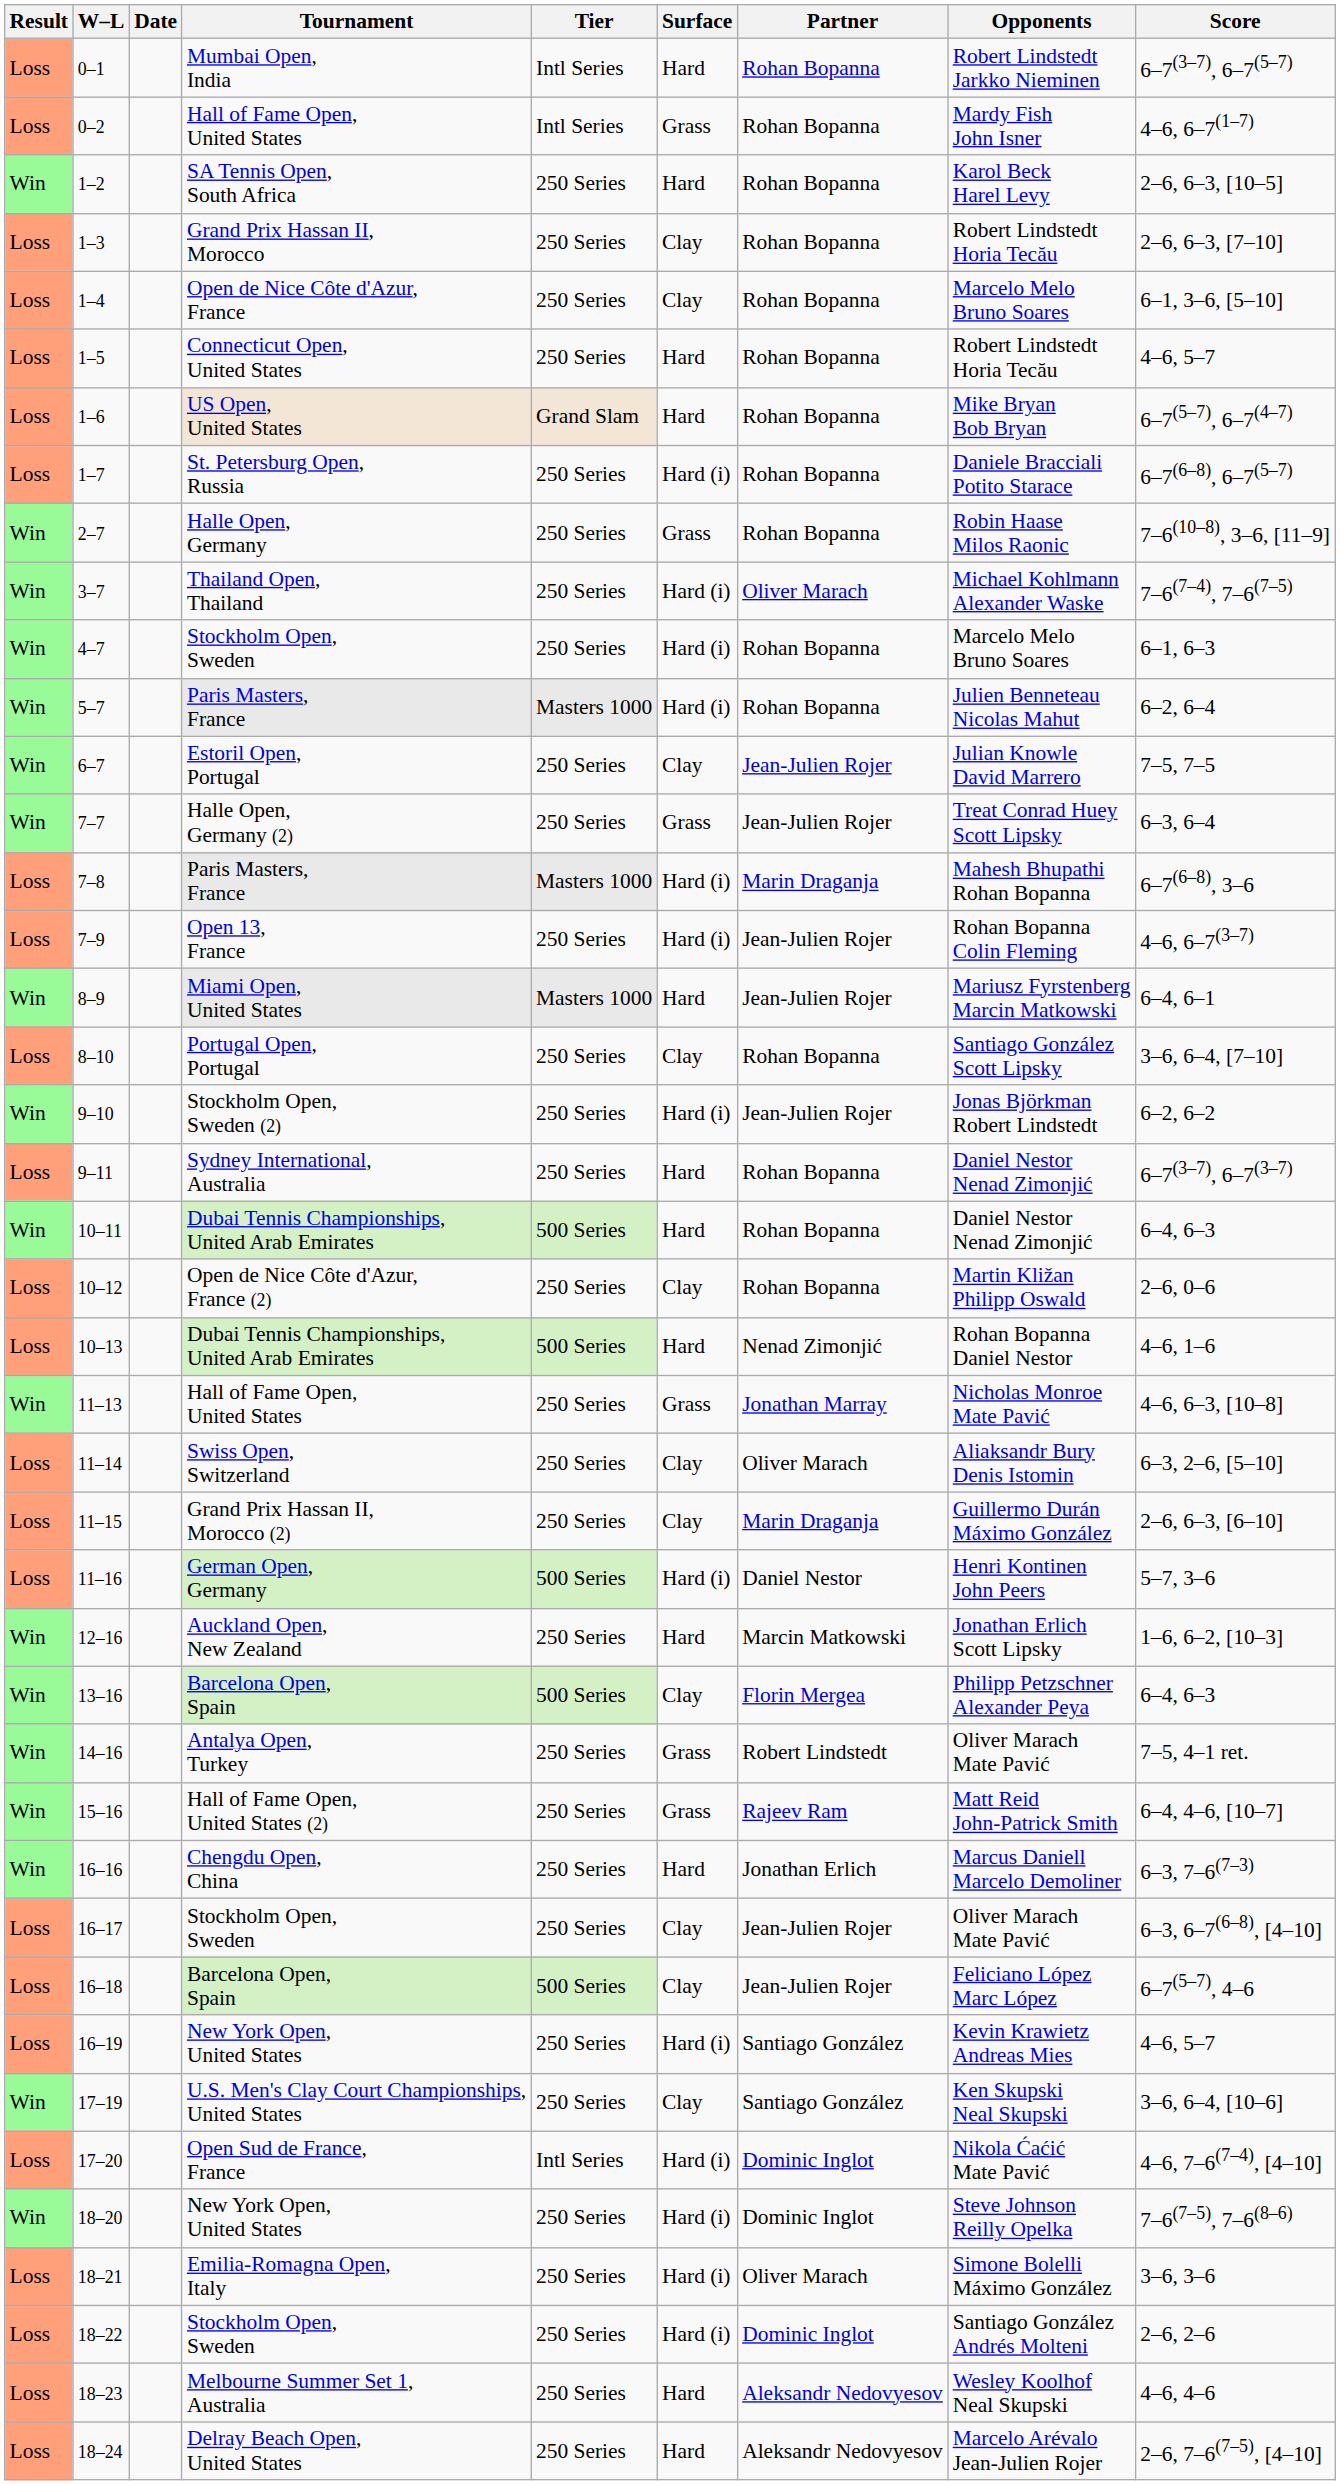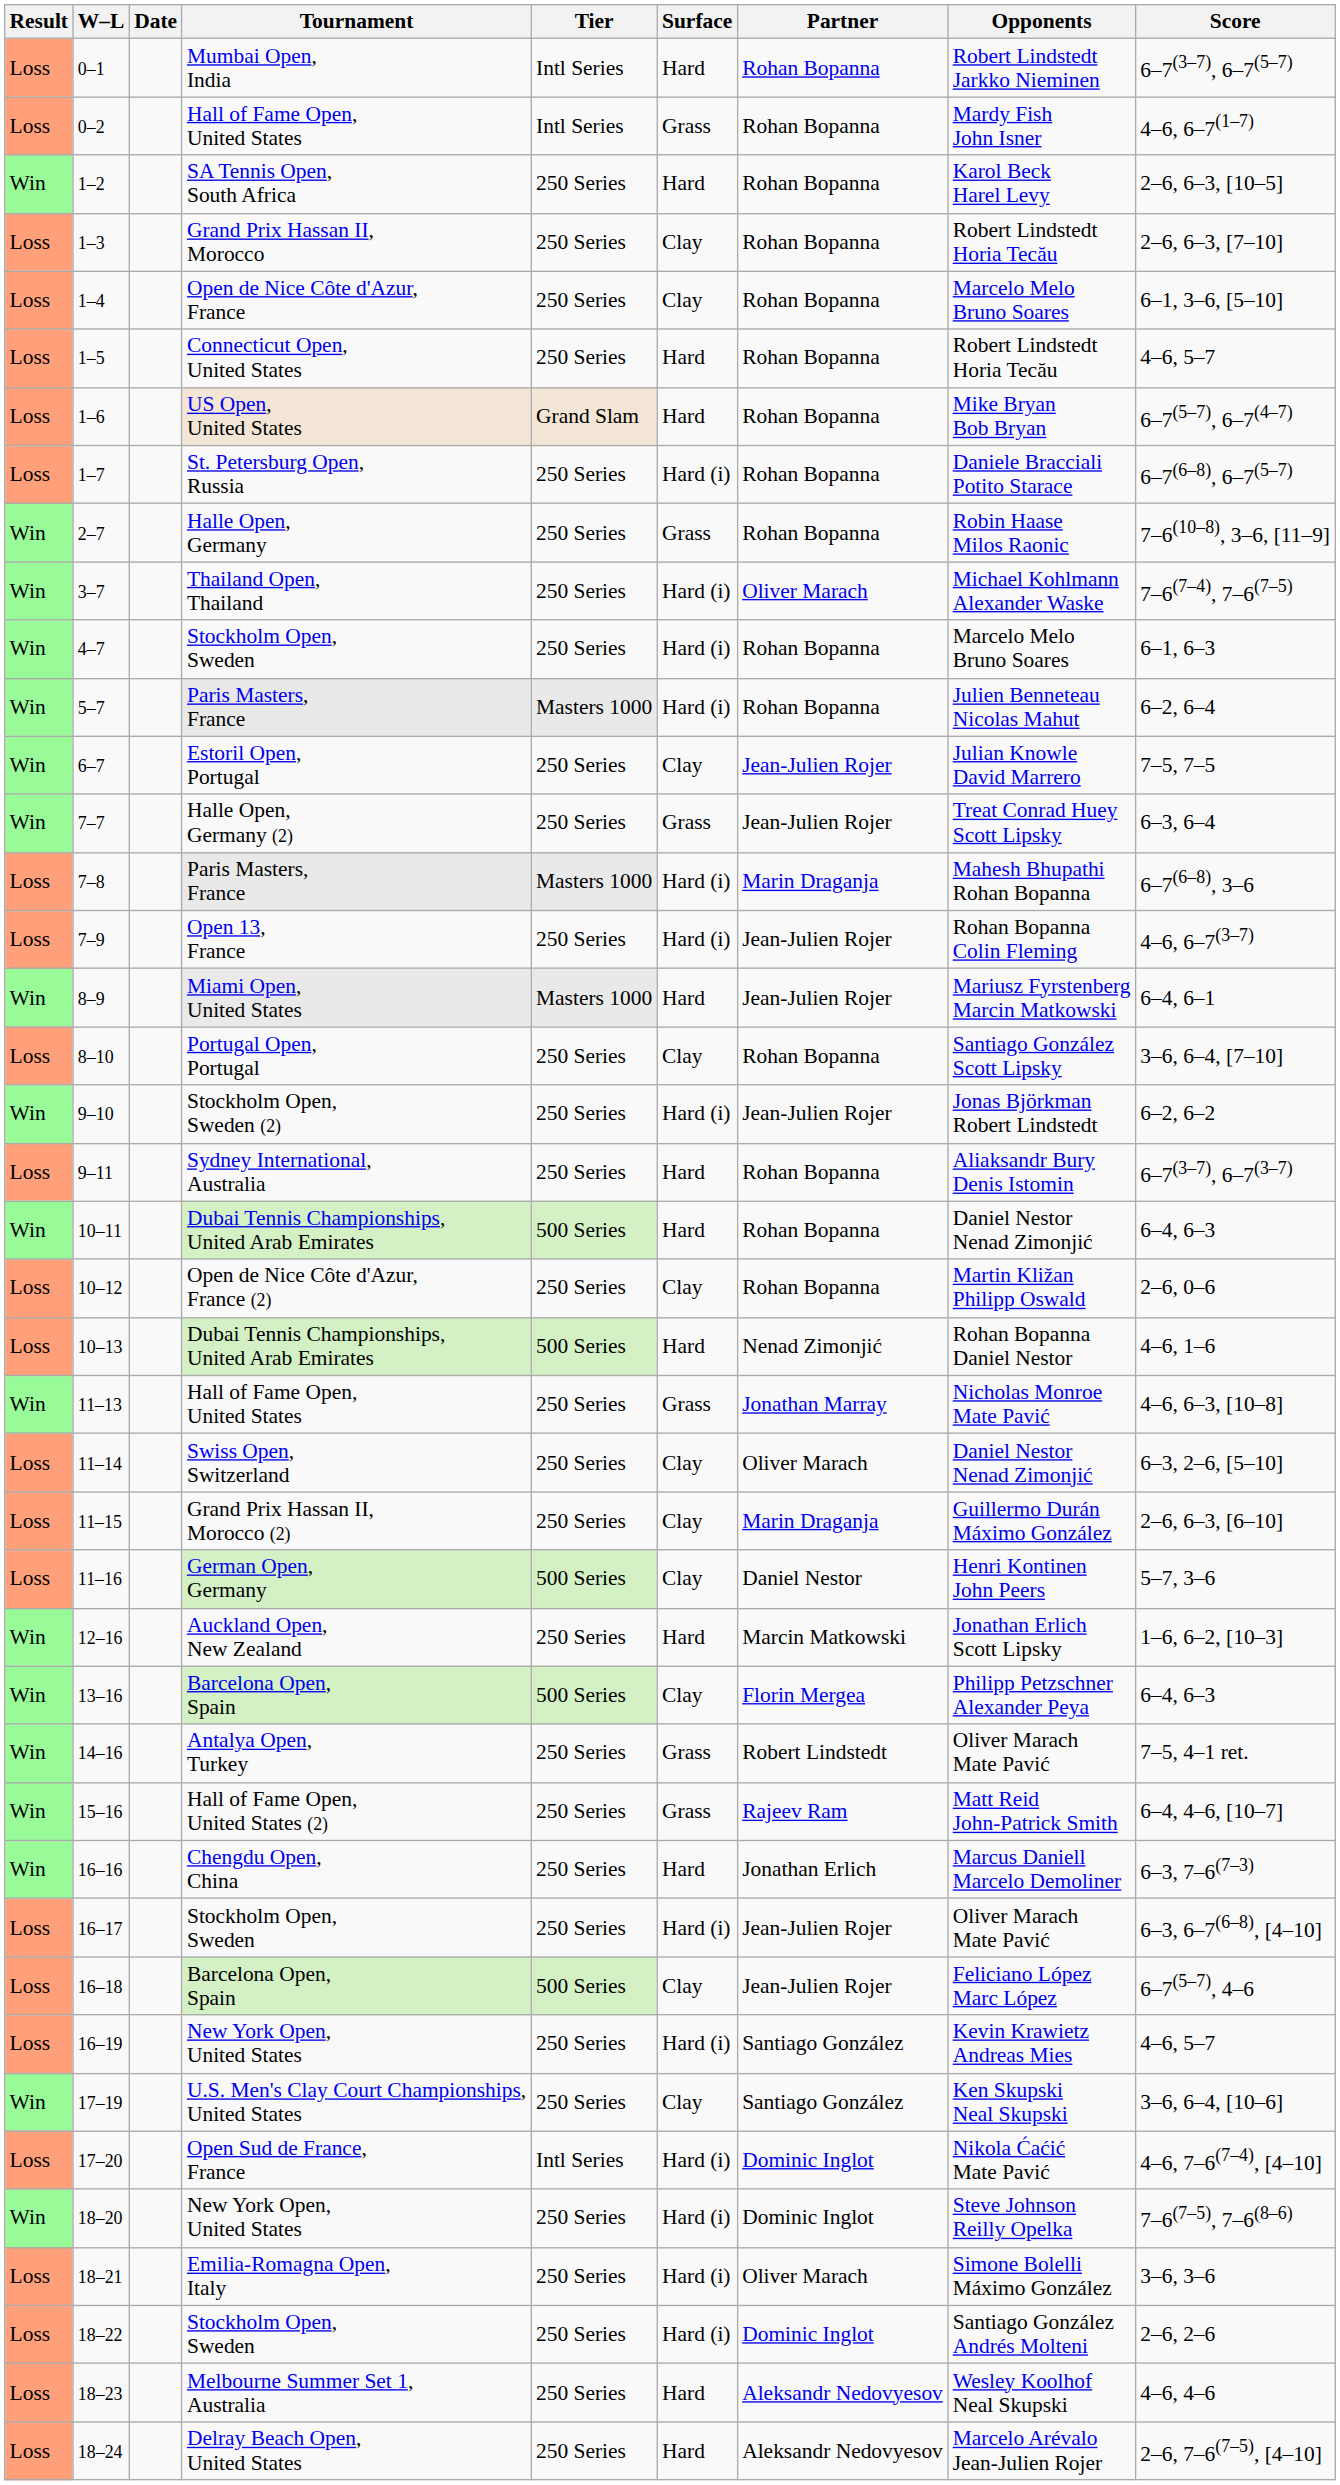(1023, 1171) Daniel Nestor Nenad Zimonjić -> (1024, 1171) Aliaksandr Bury Denis Istomin
(1024, 1462) Aliaksandr Bury Denis Istomin -> (1023, 1462) Daniel Nestor Nenad Zimonjić
(696, 1578) Hard (i) -> (682, 1578) Clay
(682, 1927) Clay -> (696, 1927) Hard (i)
